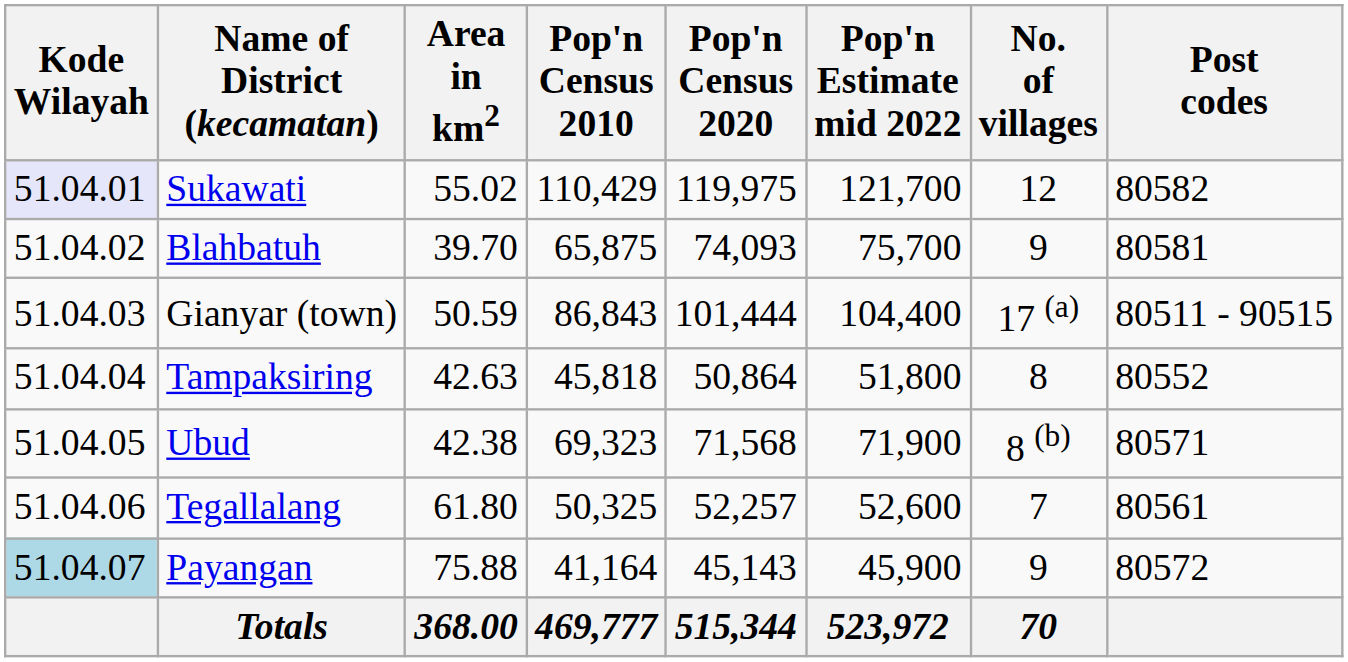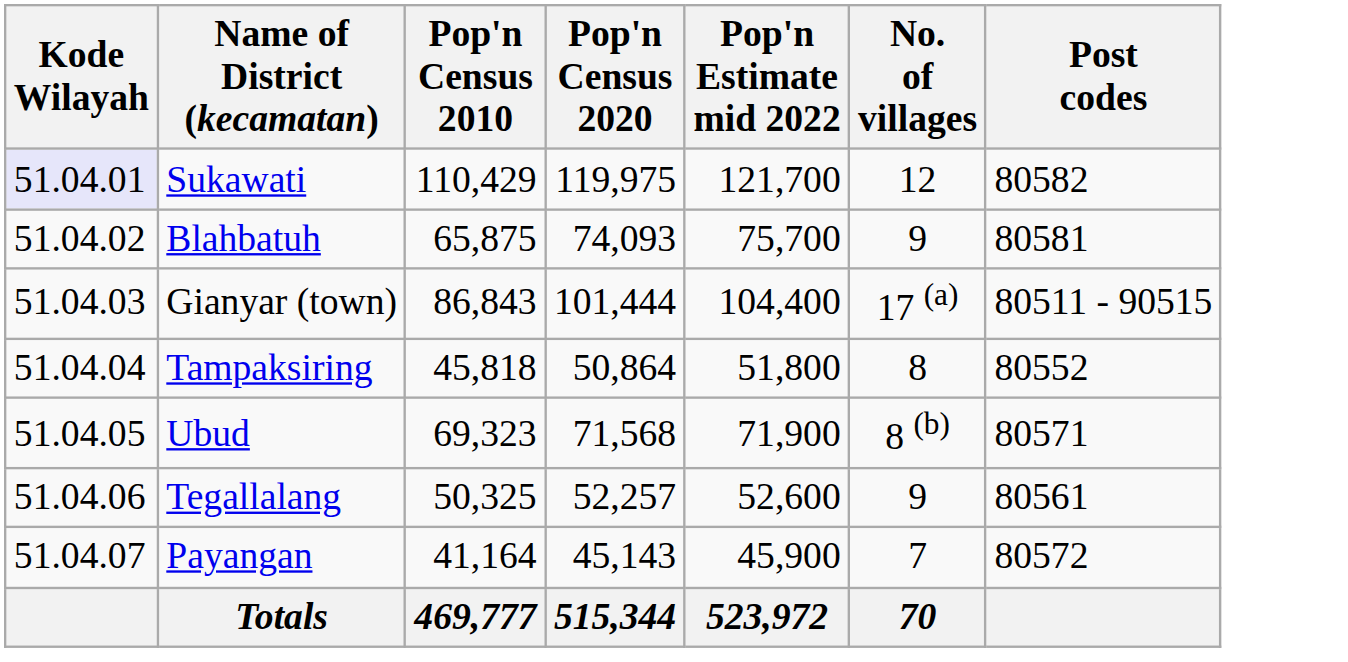- column: (466, 81)
(1038, 507) 7 -> (918, 497) 9
(80, 566) lightblue background -> (80, 556) no background
(1038, 566) 9 -> (918, 556) 7
